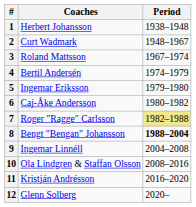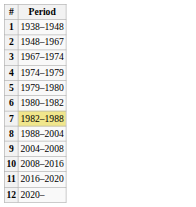- column: (81, 12)
(167, 133) bold -> (42, 133) normal
